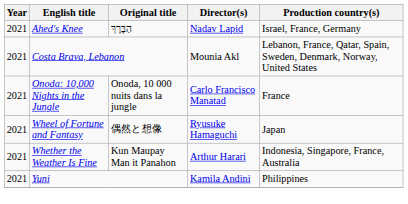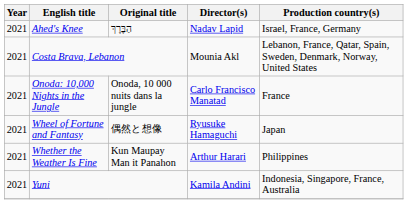(323, 157) Indonesia, Singapore, France, Australia -> (285, 157) Philippines
(285, 179) Philippines -> (323, 184) Indonesia, Singapore, France, Australia
